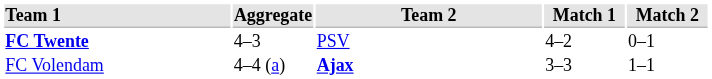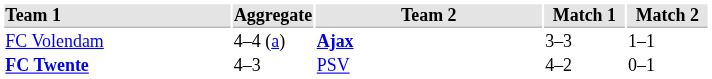rows swapped: (47, 41) <-> (55, 65)
